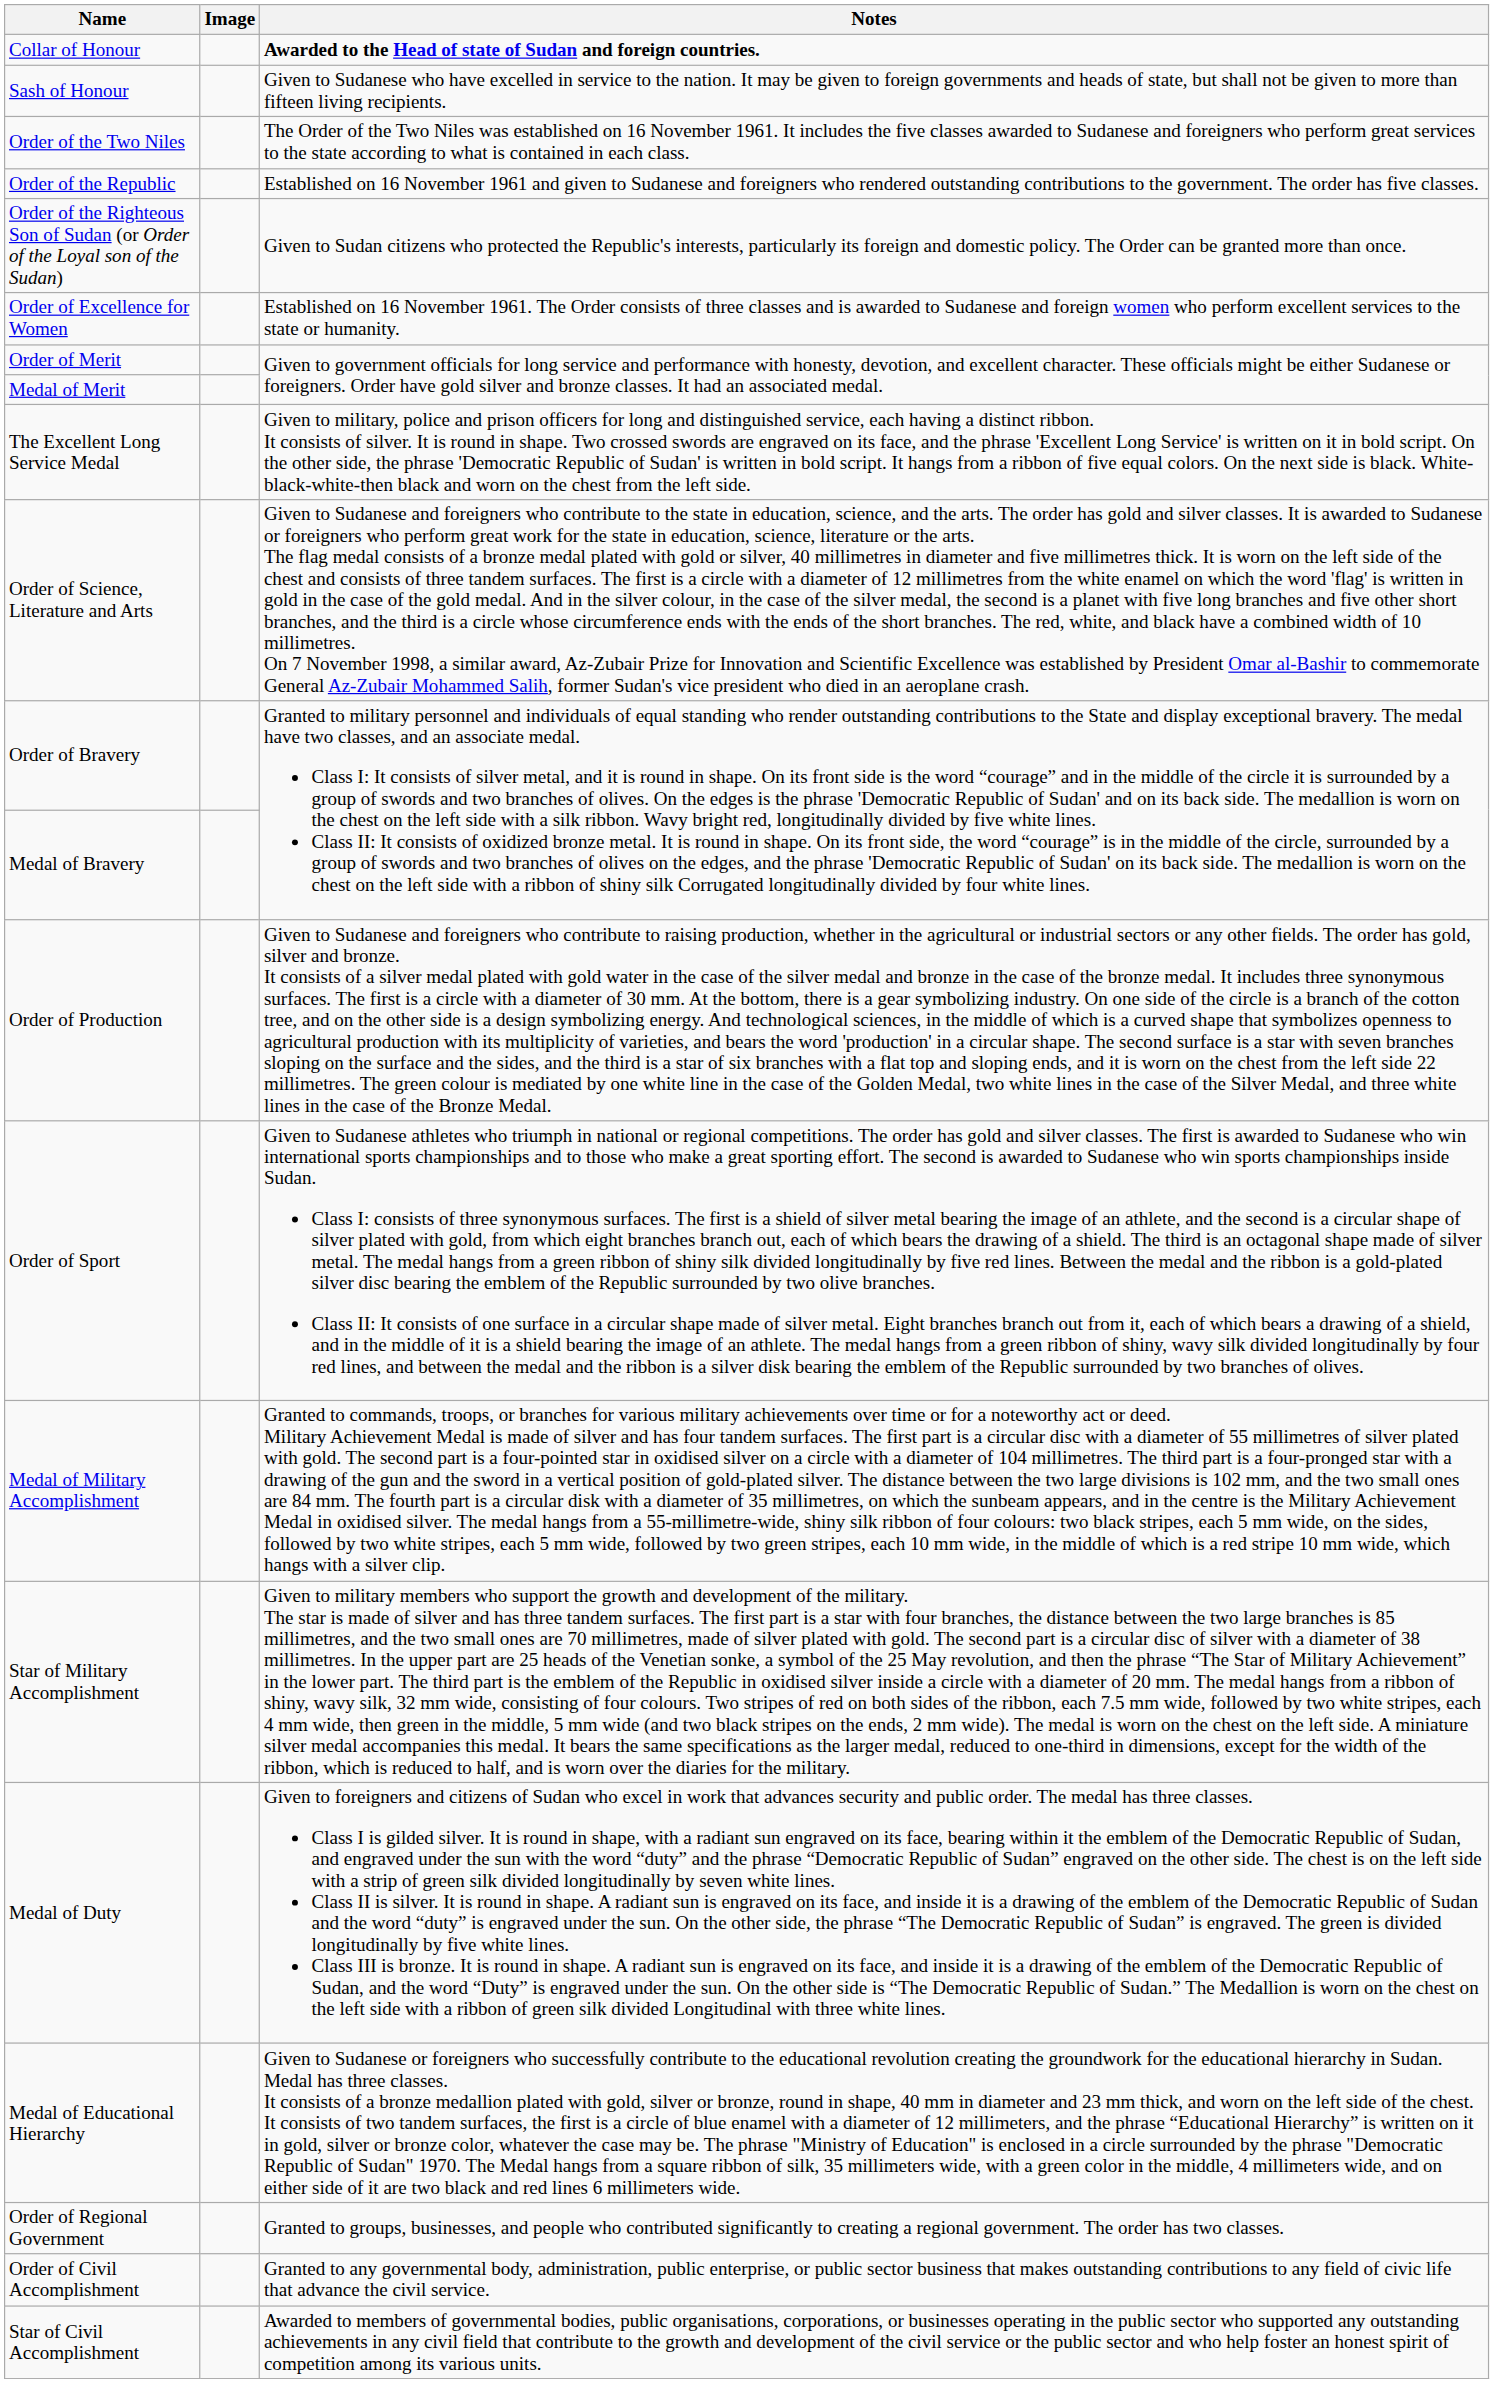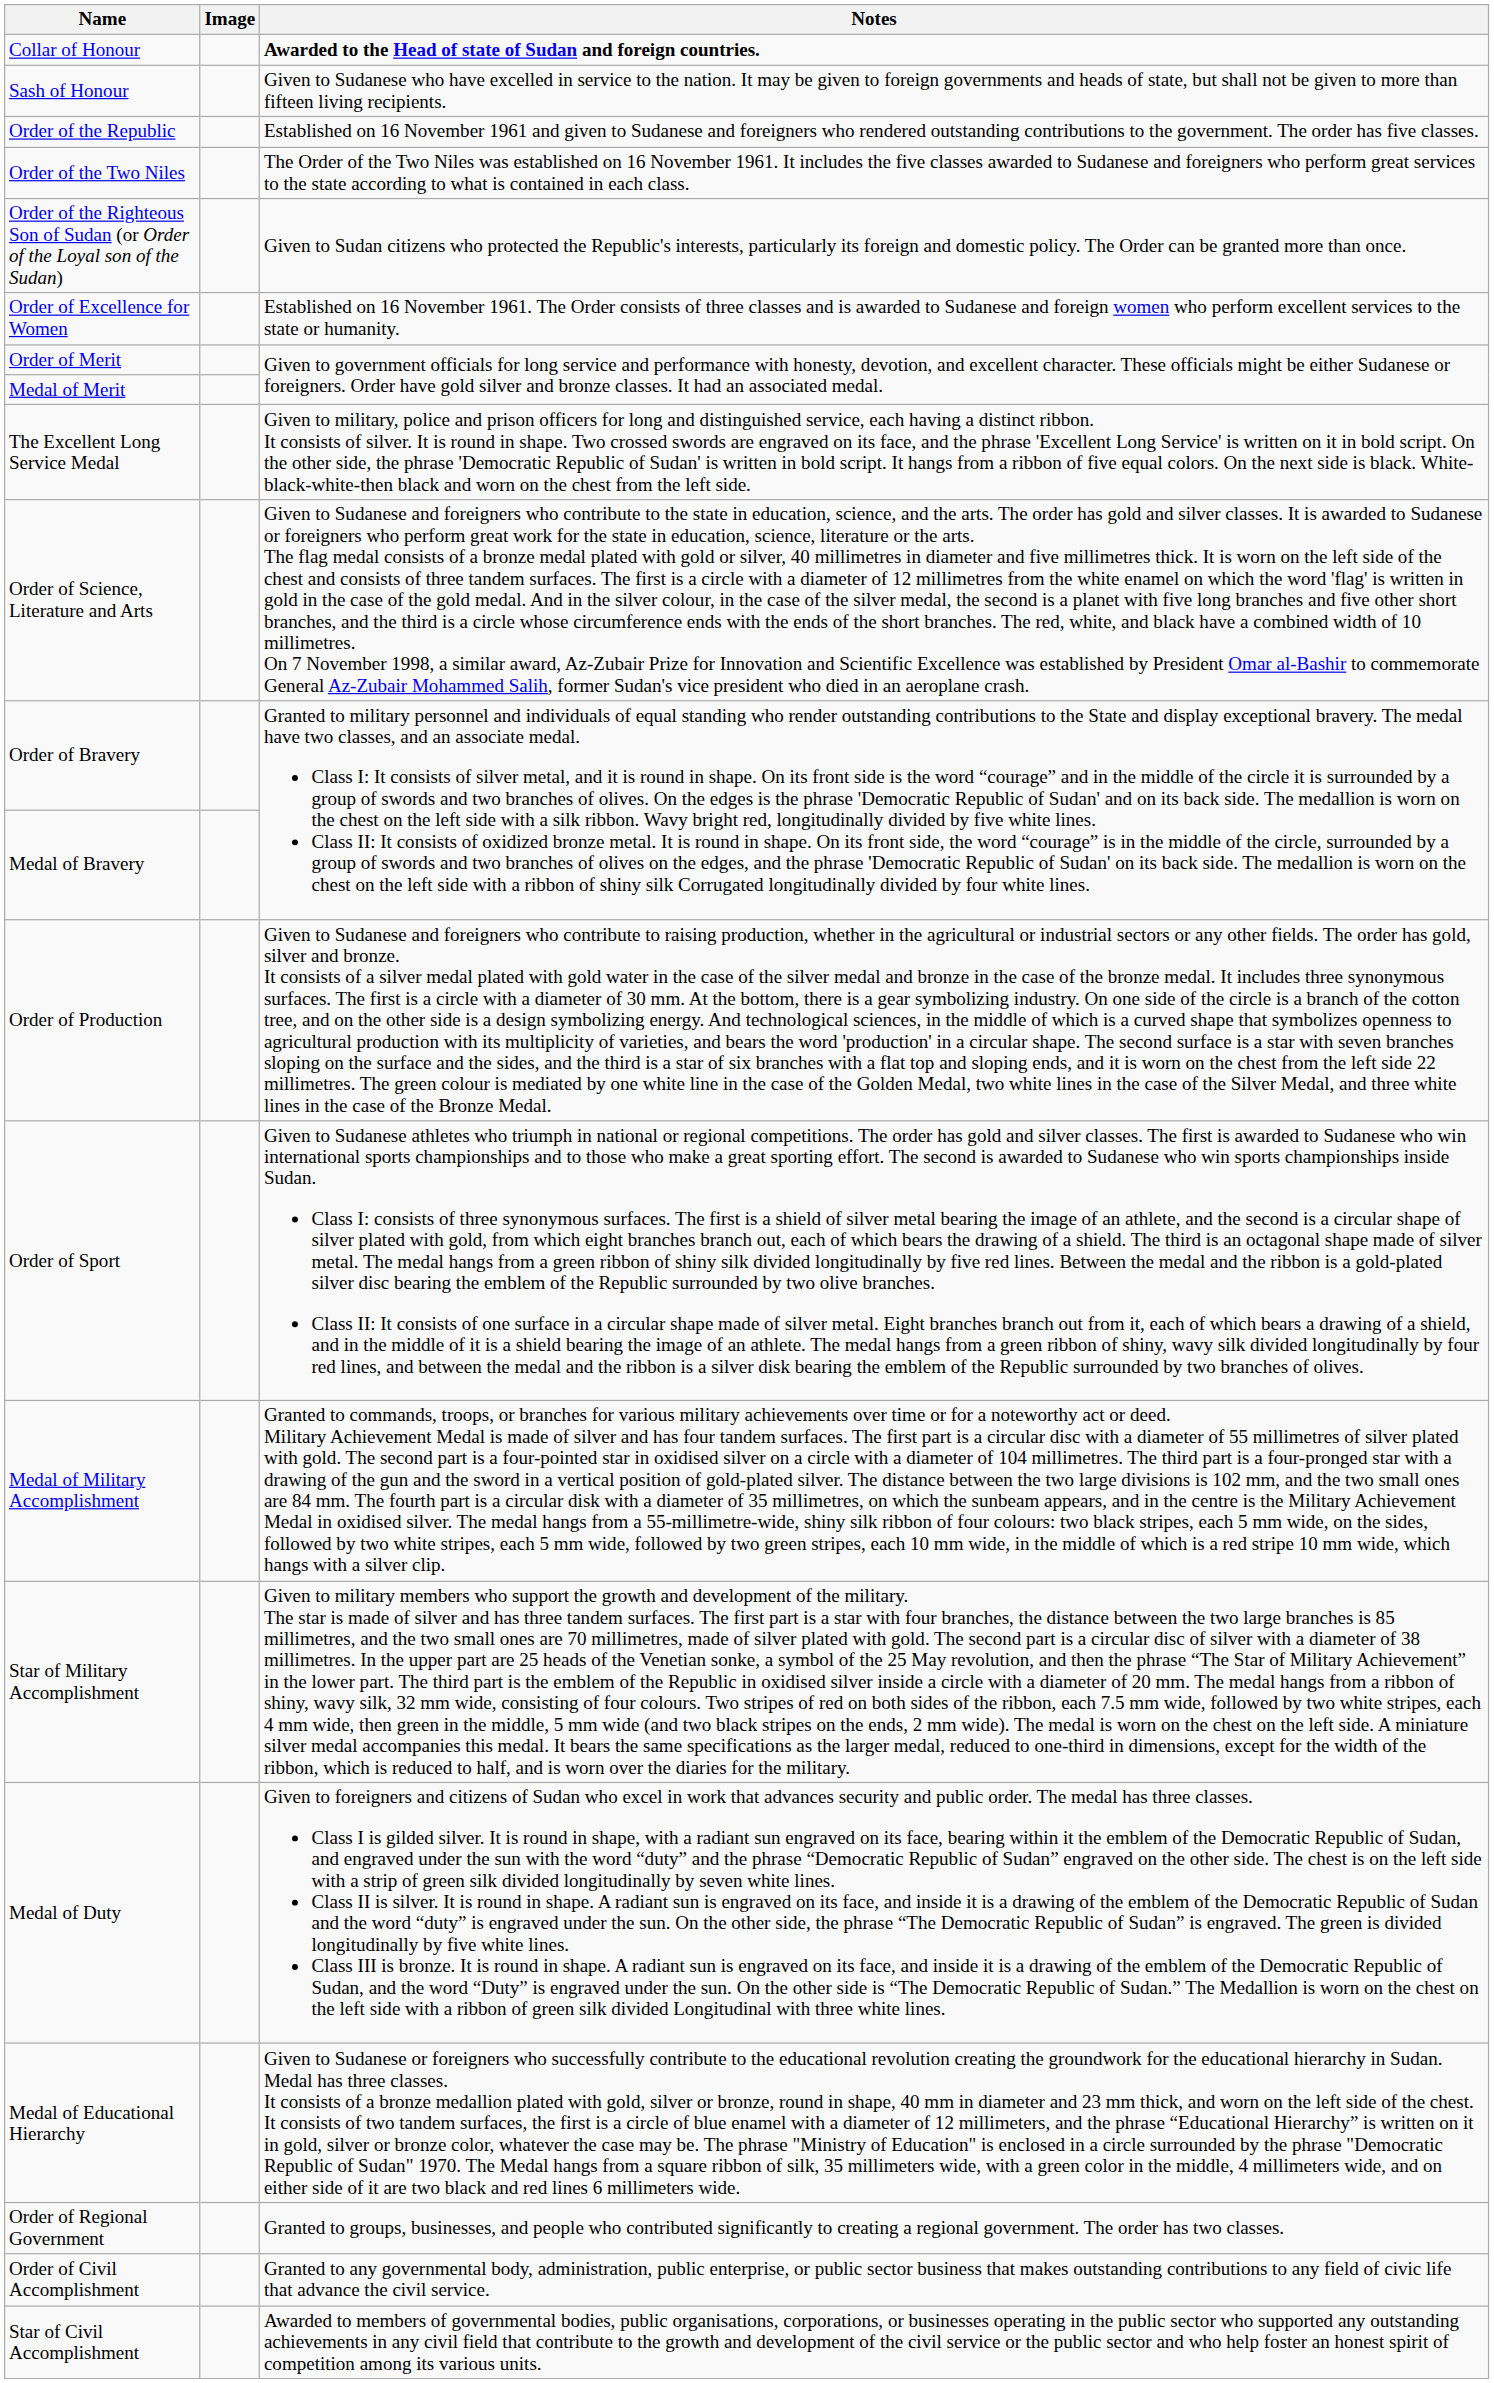rows swapped: (92, 183) <-> (97, 142)
